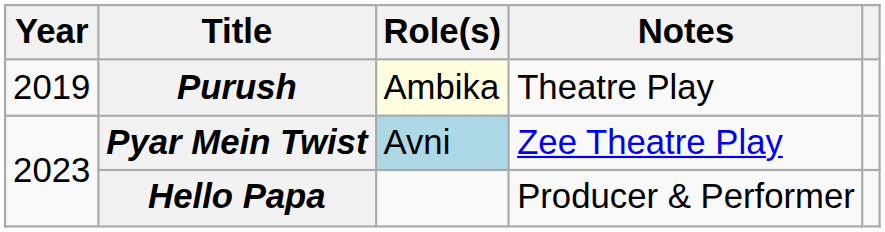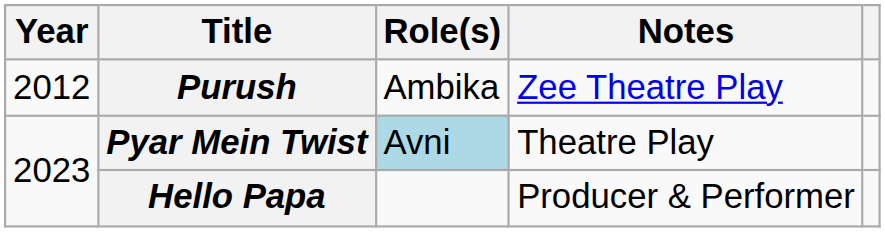(52, 87) 2019 -> (52, 87) 2012
(441, 87) lightyellow background -> (441, 87) no background
(616, 87) Theatre Play -> (650, 87) Zee Theatre Play
(650, 142) Zee Theatre Play -> (616, 142) Theatre Play
